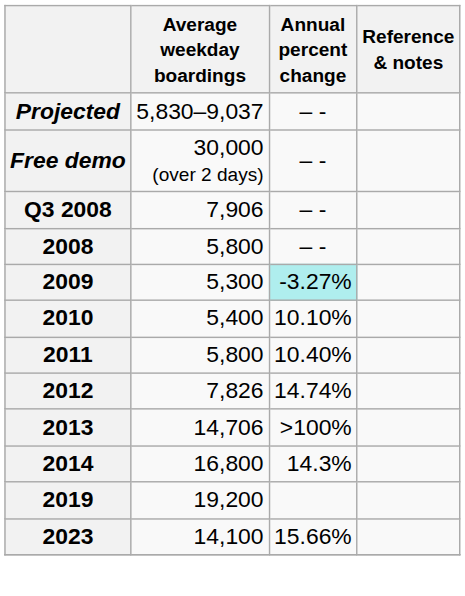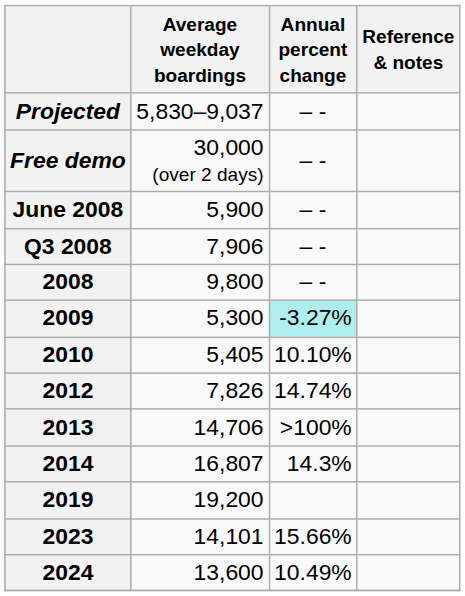+ row: (68, 209)
(235, 245) 5,800 -> (235, 282) 9,800
(235, 318) 5,400 -> (235, 354) 5,405
- row: (68, 354)
(229, 463) 16,800 -> (229, 463) 16,807
(229, 536) 14,100 -> (229, 536) 14,101
+ row: (68, 572)
